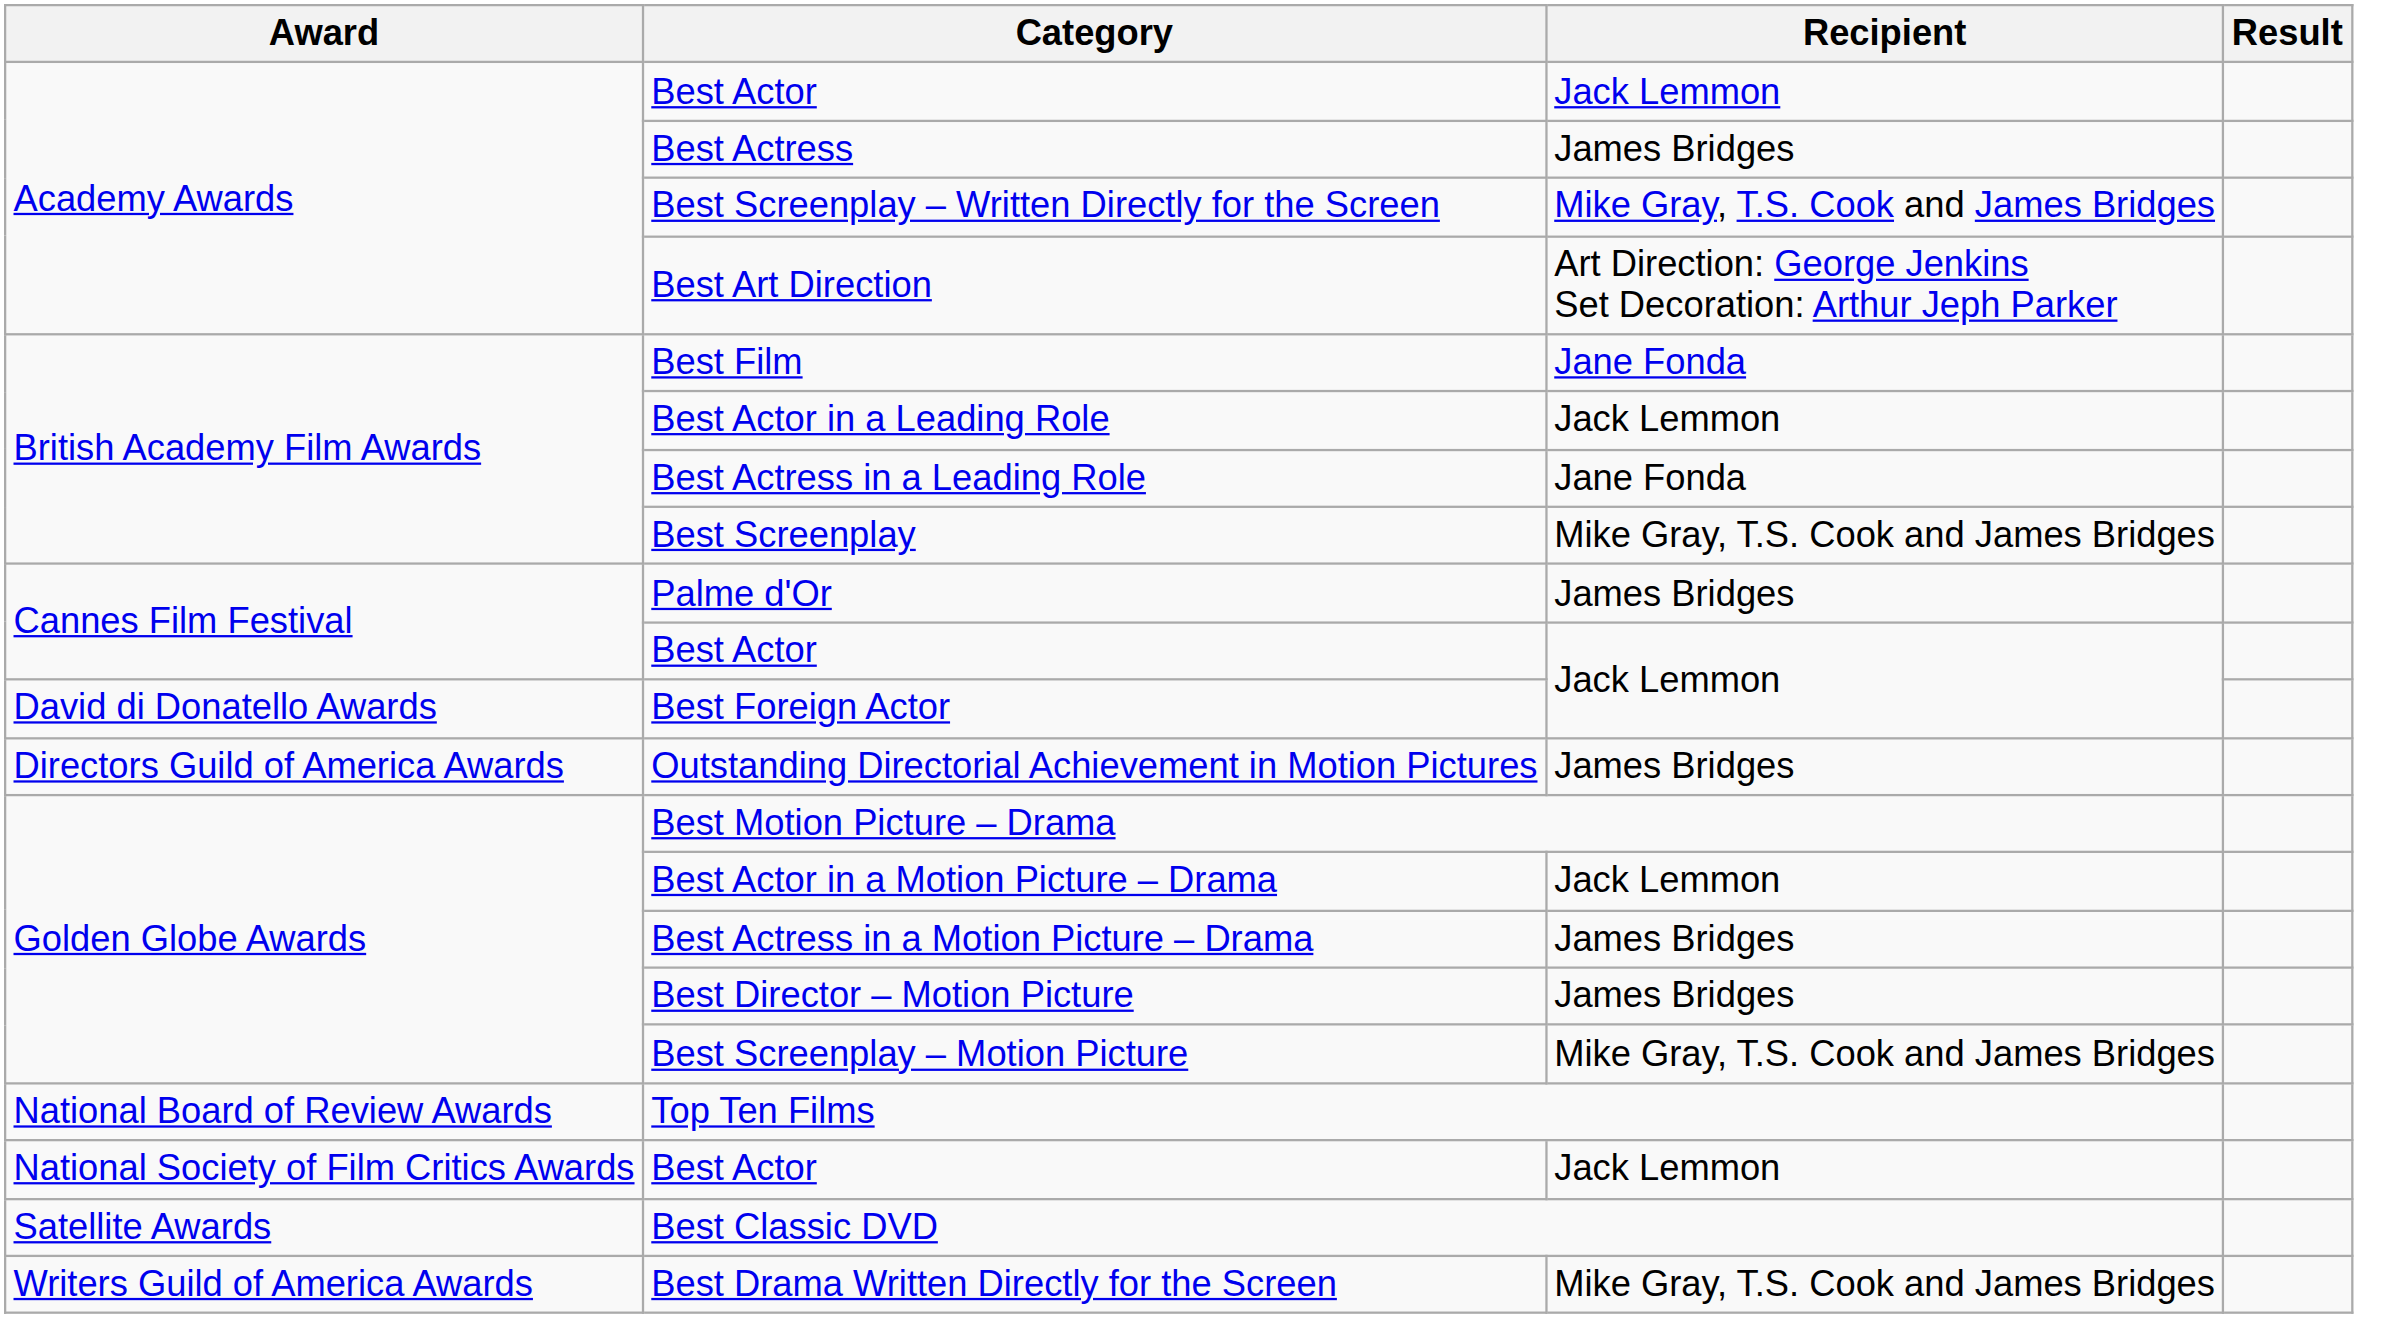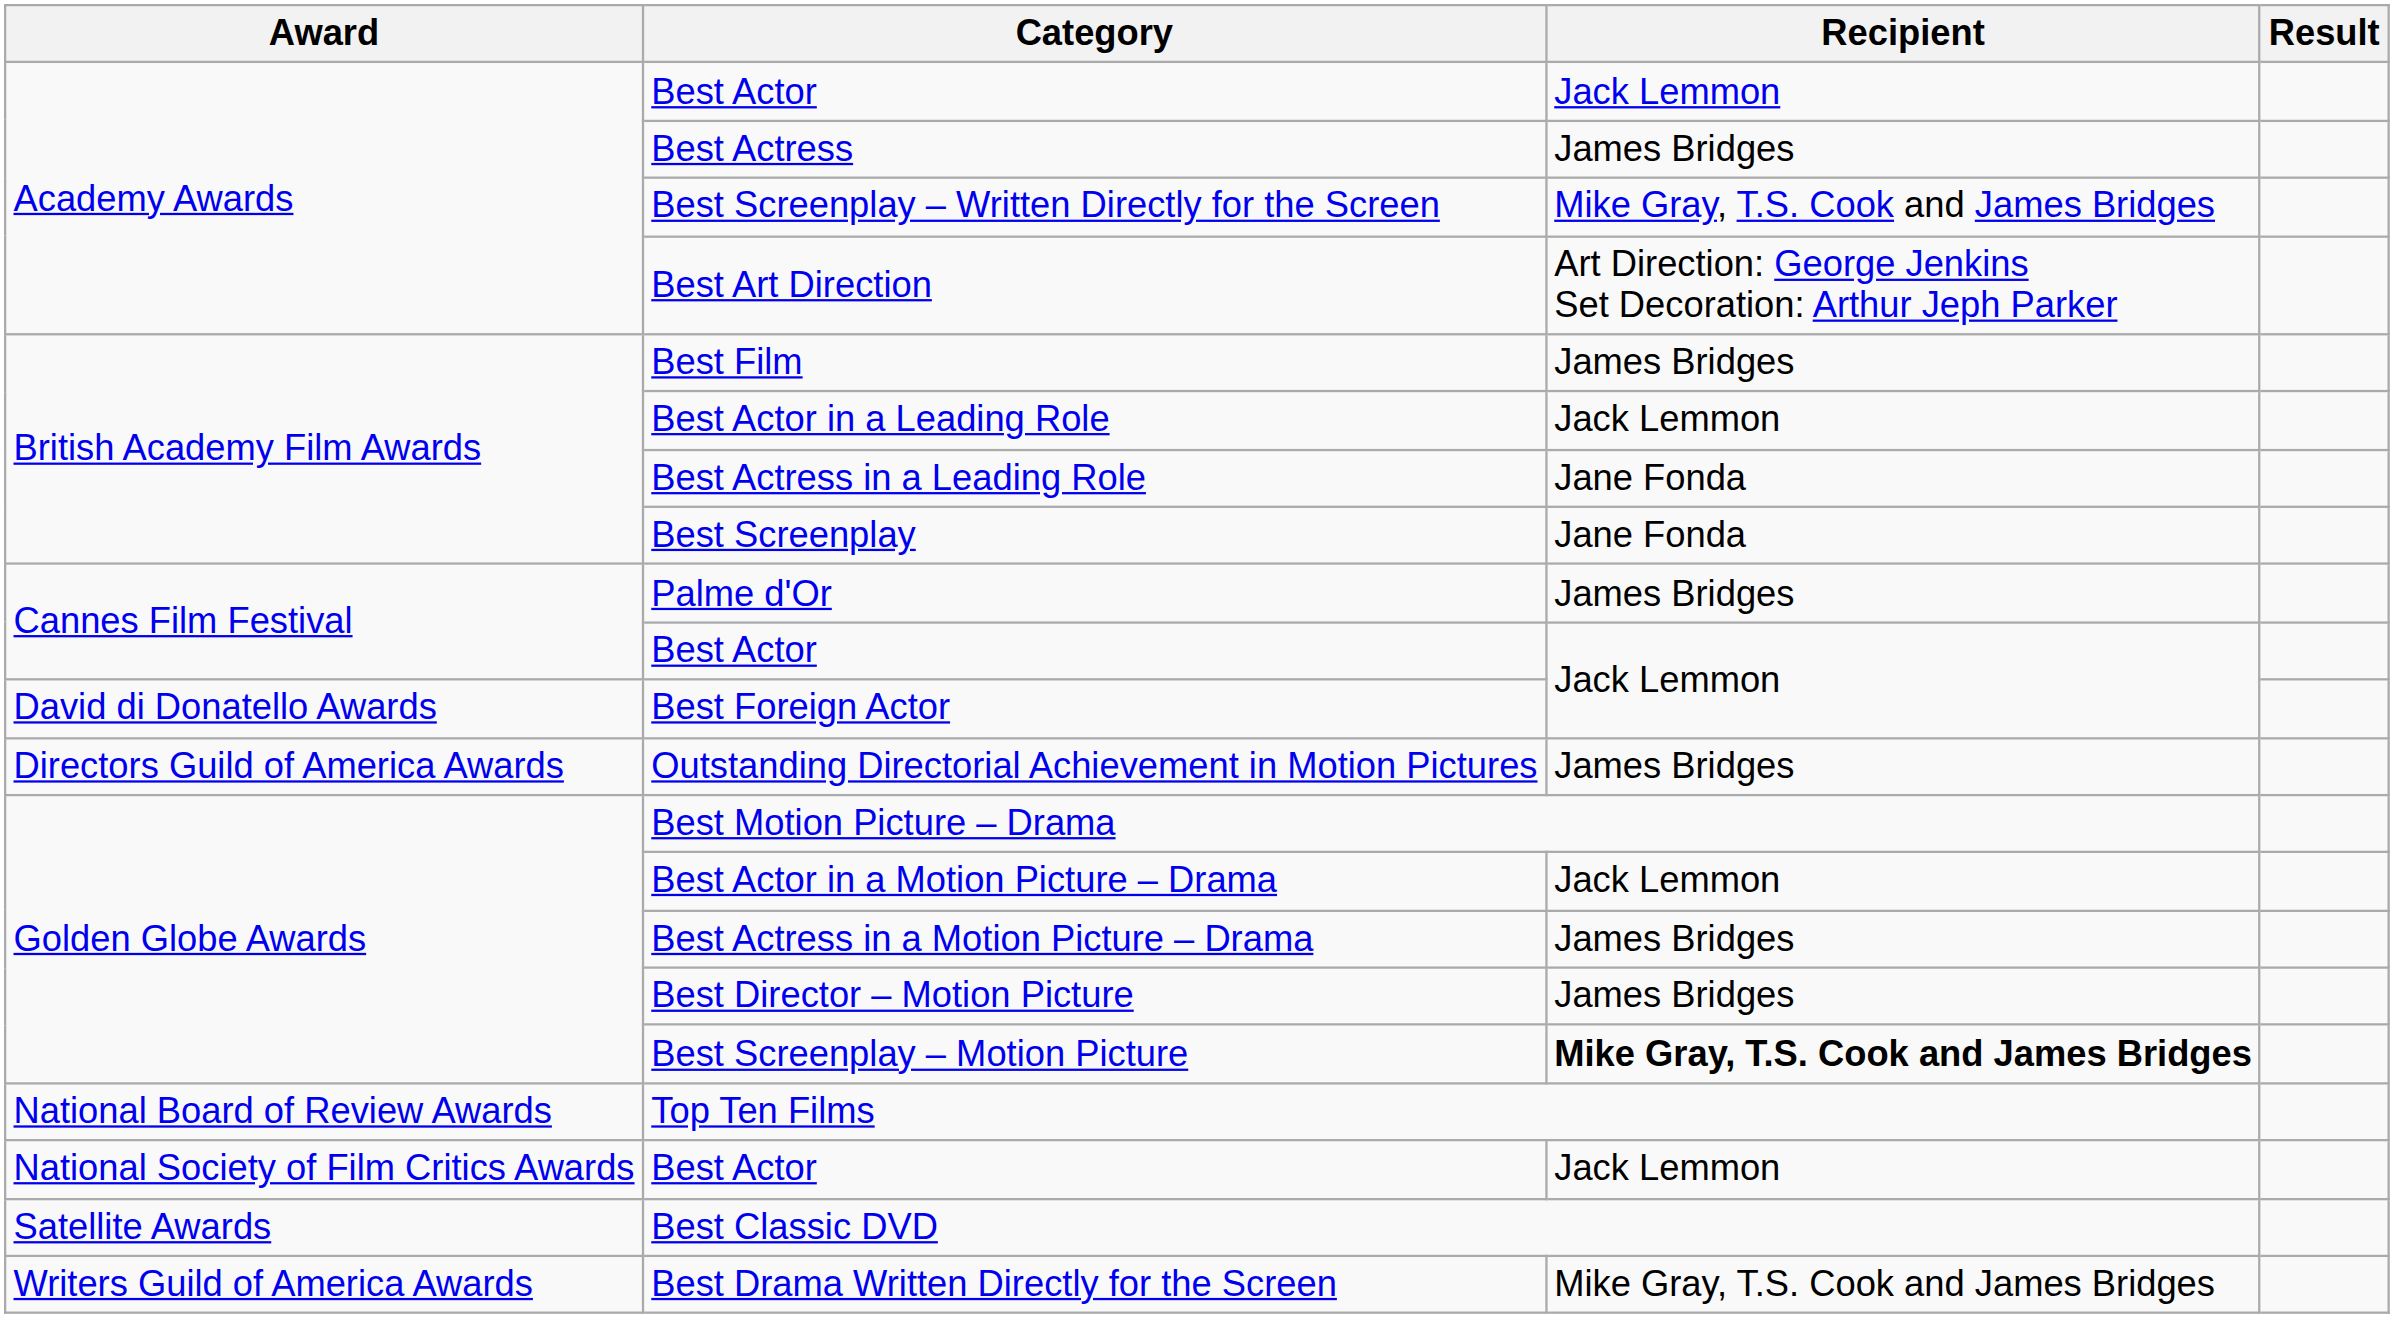(1650, 362) Jane Fonda -> (1674, 362) James Bridges
(1885, 534) Mike Gray, T.S. Cook and James Bridges -> (1650, 534) Jane Fonda
(1885, 1053) normal -> (1903, 1053) bold
